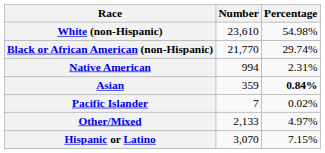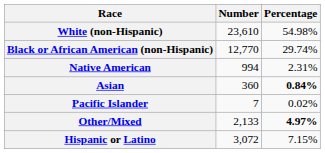(243, 49) 21,770 -> (243, 49) 12,770
(250, 85) 359 -> (250, 85) 360
(303, 121) normal -> (302, 121) bold
(246, 139) 3,070 -> (246, 139) 3,072
